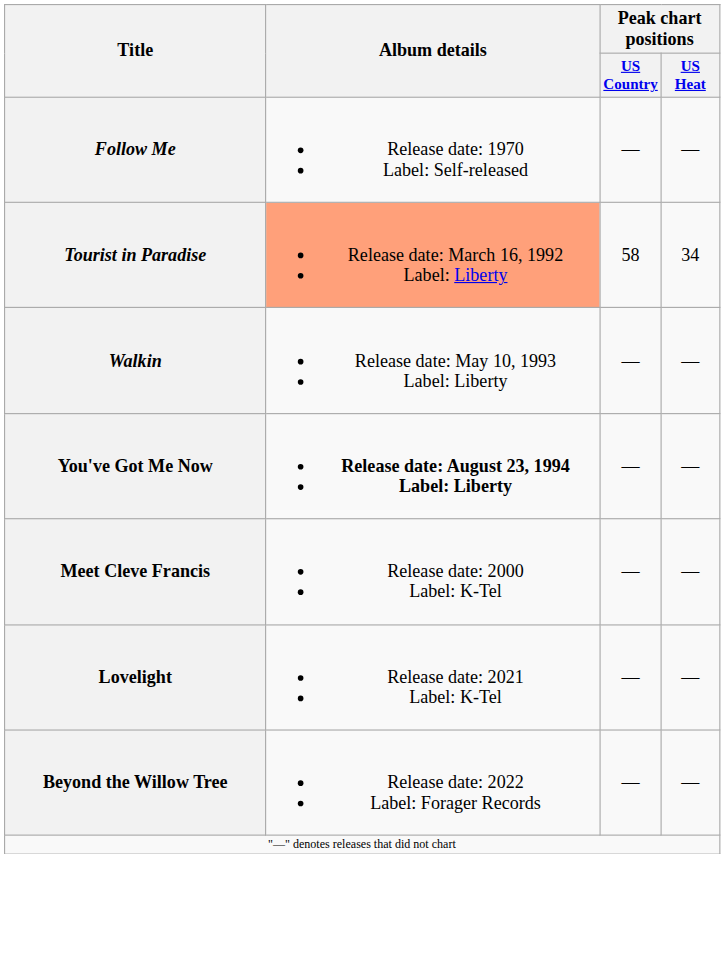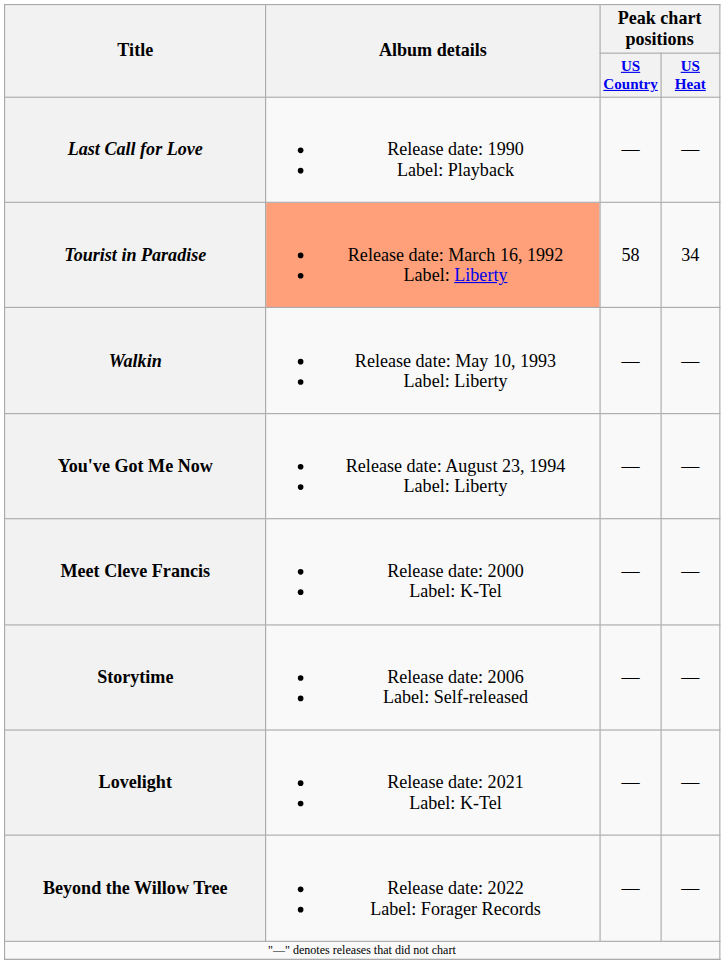- row: (135, 149)
+ row: (135, 149)
(433, 476) bold -> (433, 476) normal
+ row: (135, 677)
